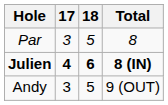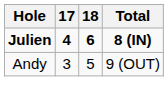- row: (30, 40)
